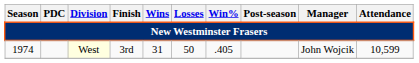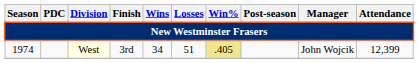(157, 49) 31 -> (157, 49) 34
(189, 49) 50 -> (189, 49) 51
(224, 49) no background -> (224, 49) khaki background
(385, 49) 10,599 -> (385, 49) 12,399
